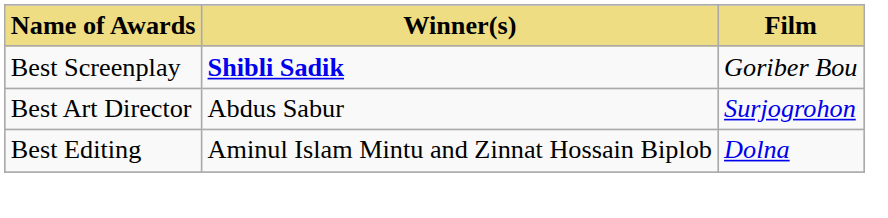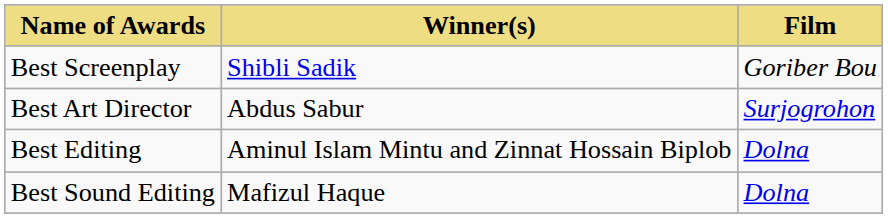(276, 66) bold -> (292, 66) normal
+ row: (113, 191)
